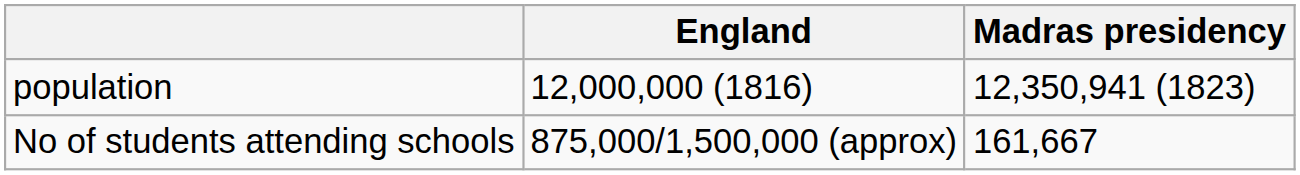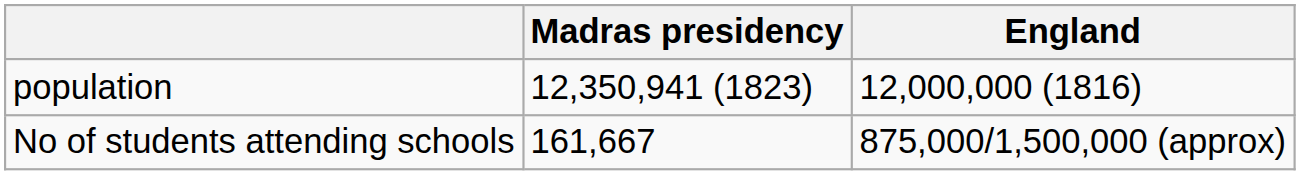columns swapped: (744, 31) <-> (1129, 31)
